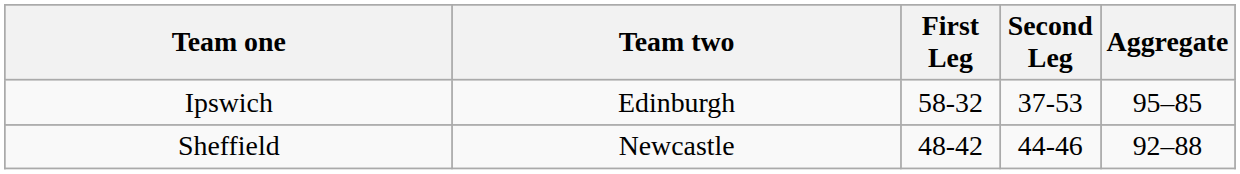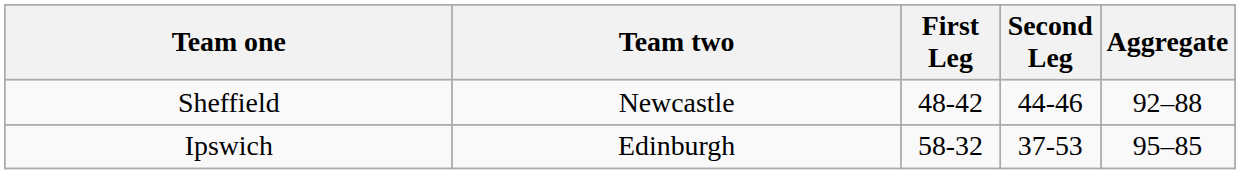rows swapped: (229, 102) <-> (229, 146)
